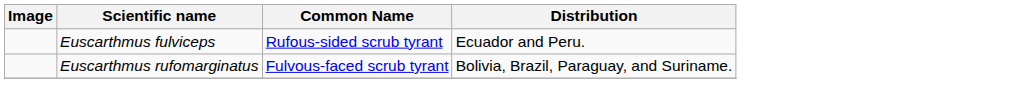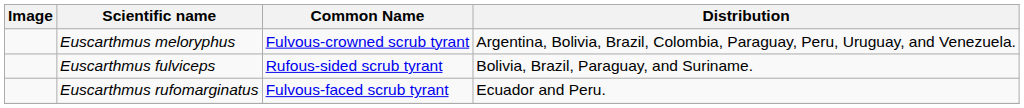+ row: (148, 41)
(520, 41) Ecuador and Peru. -> (615, 66) Bolivia, Brazil, Paraguay, and Suriname.
(594, 66) Bolivia, Brazil, Paraguay, and Suriname. -> (541, 90) Ecuador and Peru.
